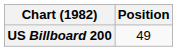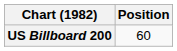(144, 35) 49 -> (144, 35) 60
